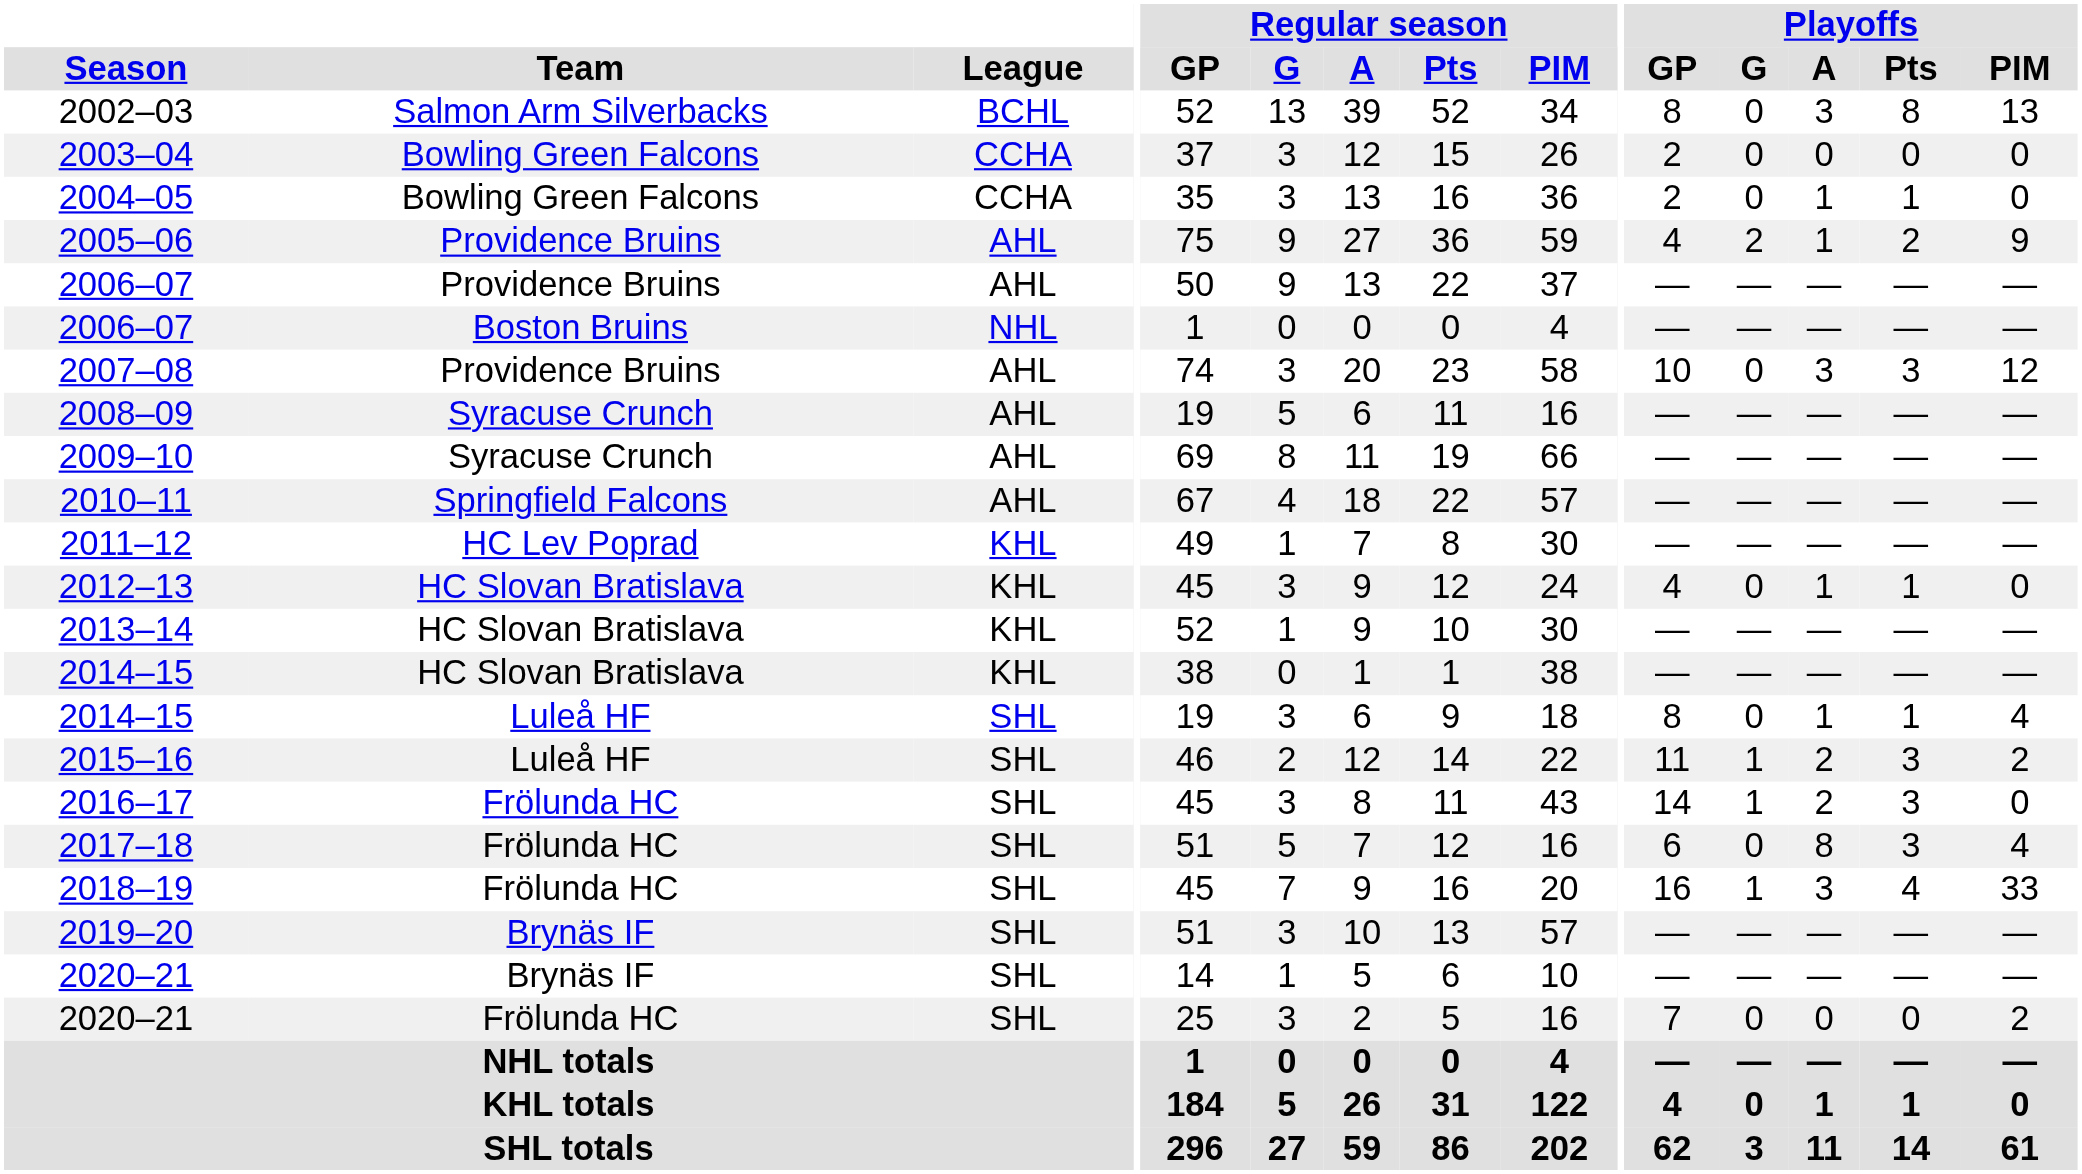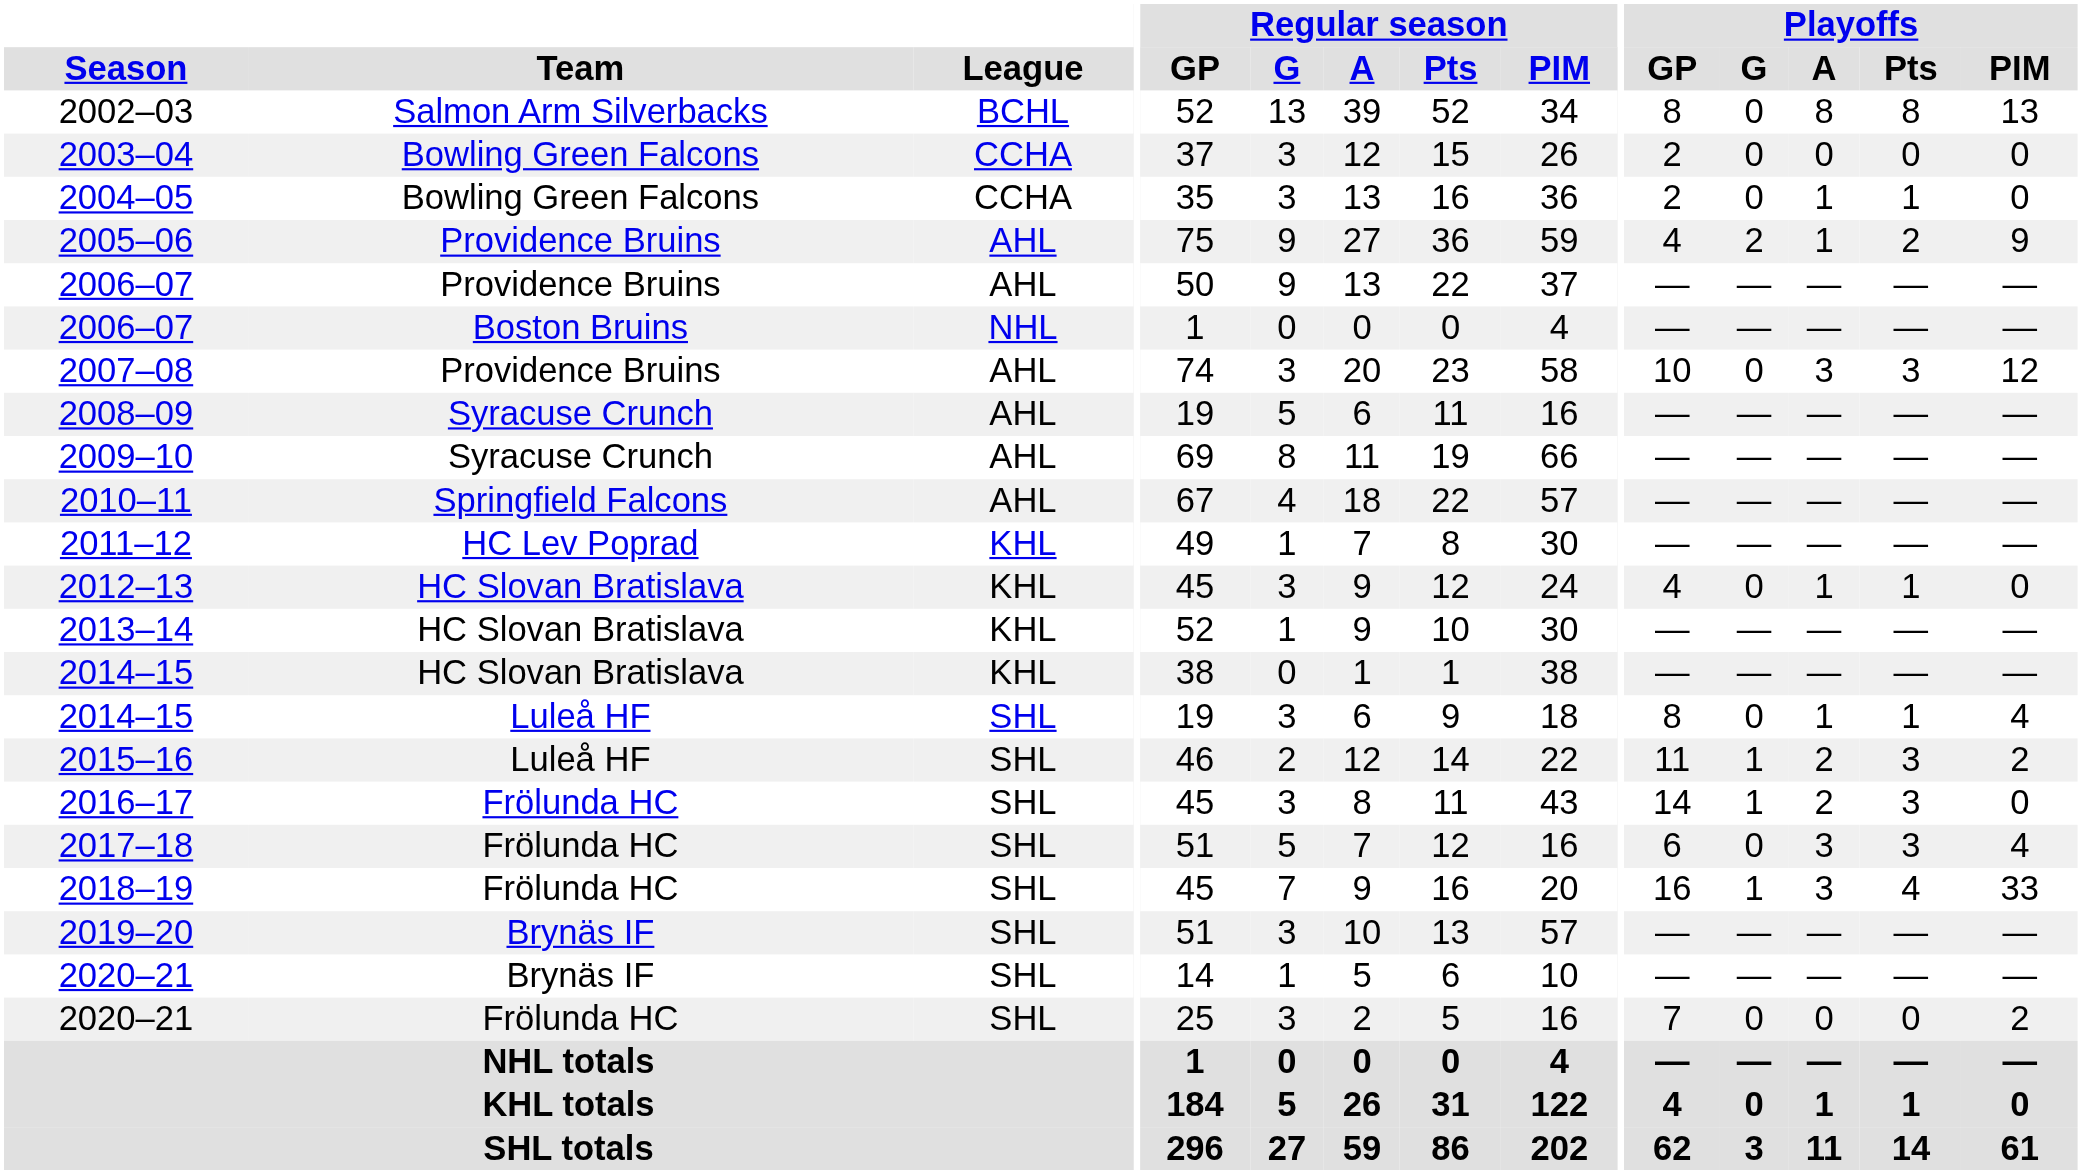(1824, 111) 3 -> (1824, 111) 8
(1824, 845) 8 -> (1824, 845) 3
